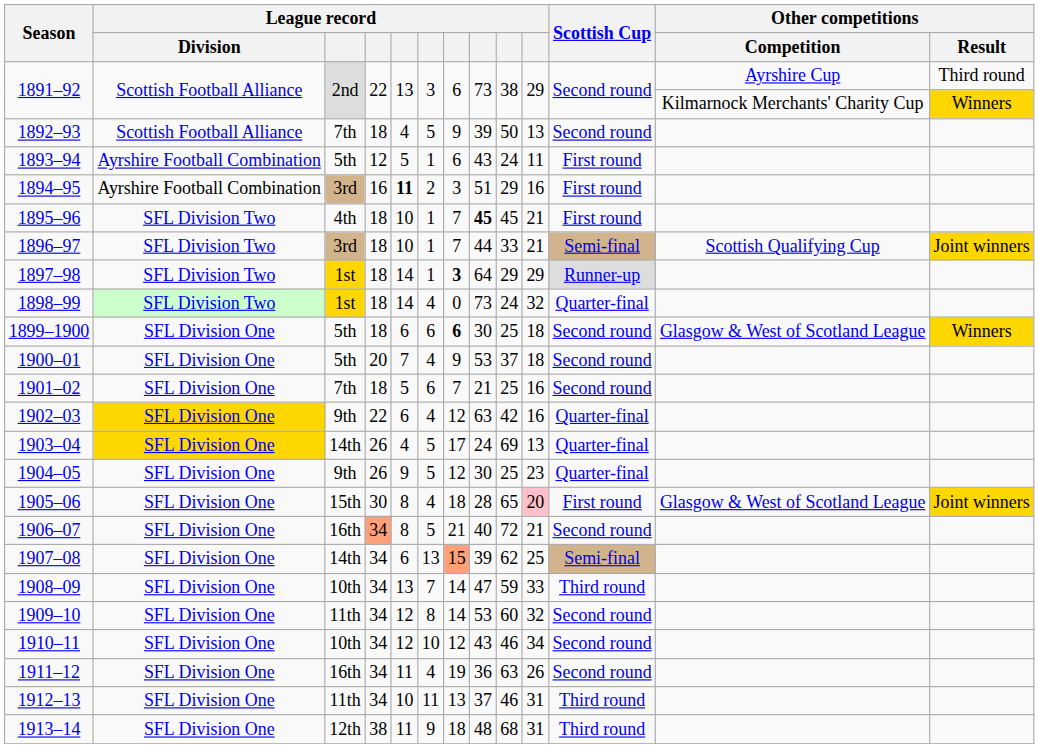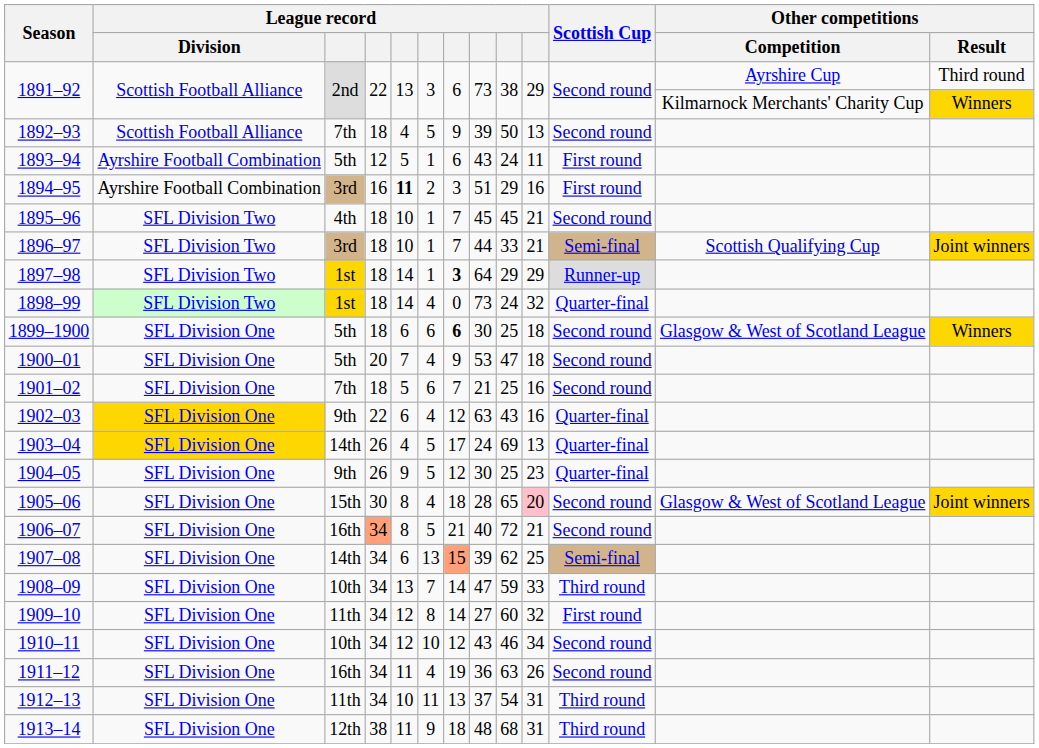(483, 217) bold -> (483, 217) normal
(602, 217) First round -> (602, 217) Second round
(509, 359) 37 -> (509, 359) 47
(509, 416) 42 -> (509, 416) 43
(602, 501) First round -> (602, 501) Second round
(483, 615) 53 -> (483, 615) 27
(602, 615) Second round -> (602, 615) First round
(509, 700) 46 -> (509, 700) 54
